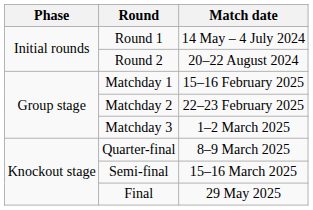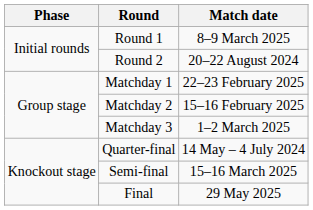(243, 37) 14 May – 4 July 2024 -> (243, 37) 8–9 March 2025
(243, 82) 15–16 February 2025 -> (243, 82) 22–23 February 2025
(243, 104) 22–23 February 2025 -> (243, 104) 15–16 February 2025
(243, 149) 8–9 March 2025 -> (243, 149) 14 May – 4 July 2024
